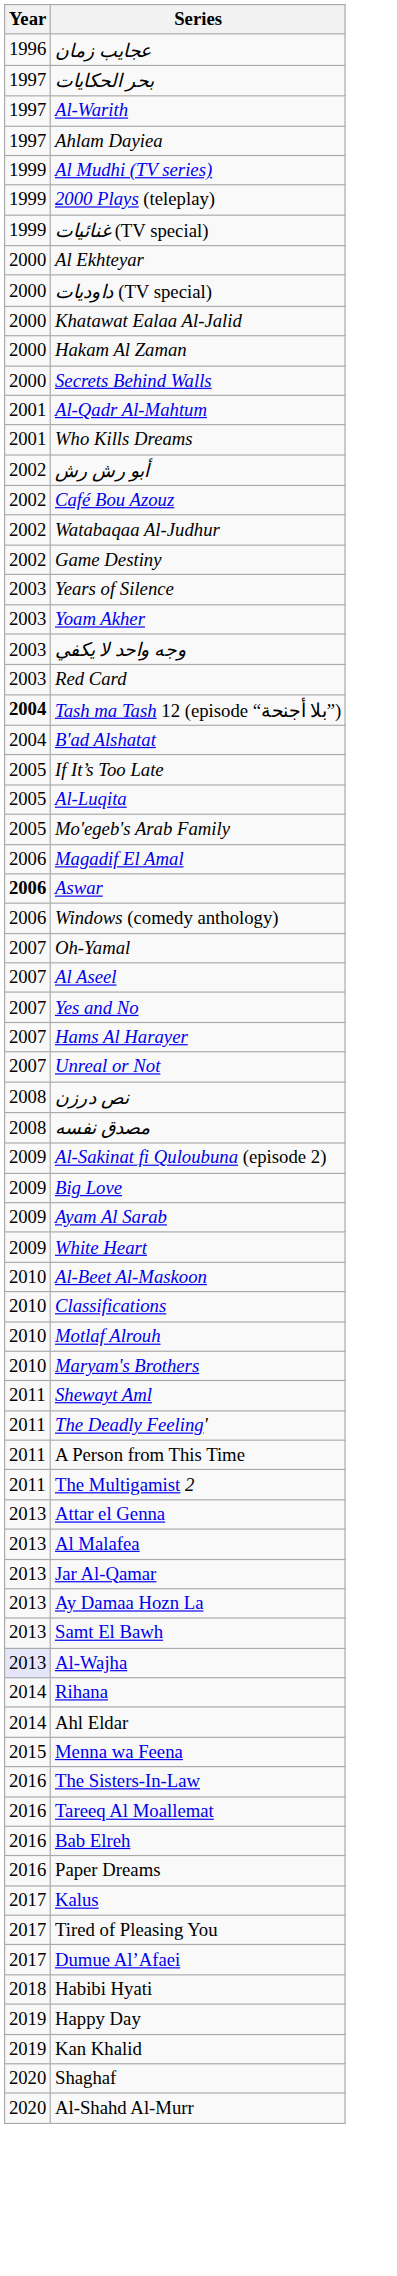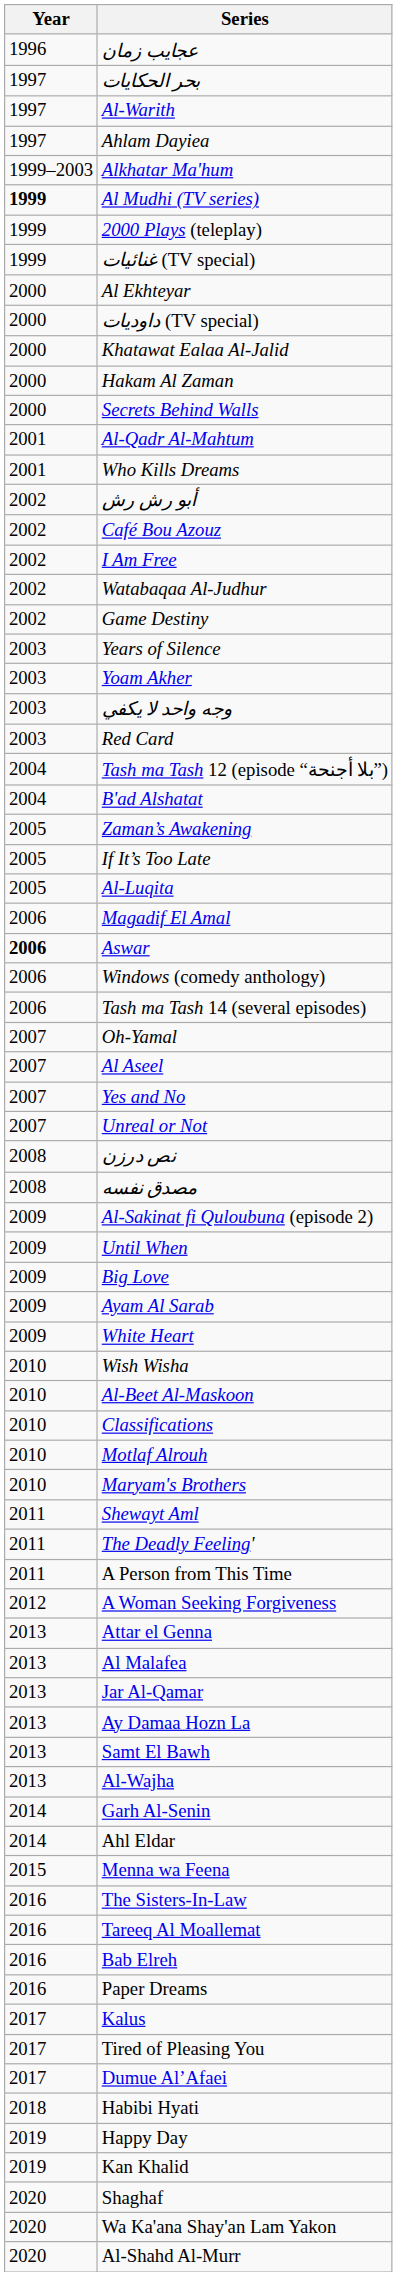+ row: (167, 170)
(28, 170) normal -> (28, 199) bold
+ row: (139, 559)
(28, 709) bold -> (28, 769) normal
+ row: (177, 829)
- row: (143, 829)
+ row: (234, 1007)
- row: (121, 1036)
+ row: (145, 1247)
+ row: (145, 1365)
- row: (125, 1484)
+ row: (219, 1603)
(28, 1662) lavender background -> (28, 1781) no background
+ row: (156, 1811)
- row: (81, 1692)
+ row: (219, 2226)
